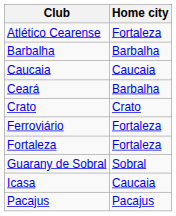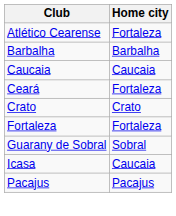(136, 88) Barbalha -> (137, 88) Fortaleza
- row: (35, 126)
